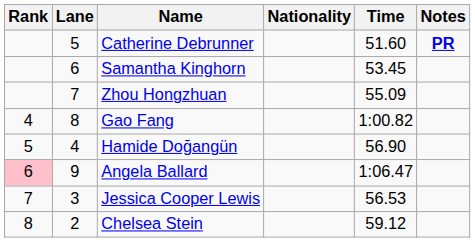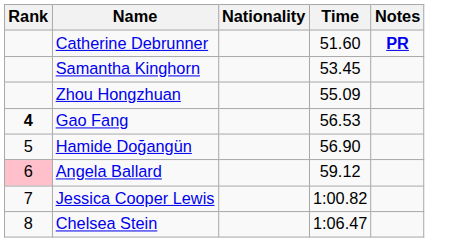- column: (75, 17)
(28, 120) normal -> (28, 120) bold
(386, 120) 1:00.82 -> (340, 120) 56.53
(386, 172) 1:06.47 -> (340, 172) 59.12
(386, 198) 56.53 -> (340, 198) 1:00.82
(386, 224) 59.12 -> (340, 224) 1:06.47
